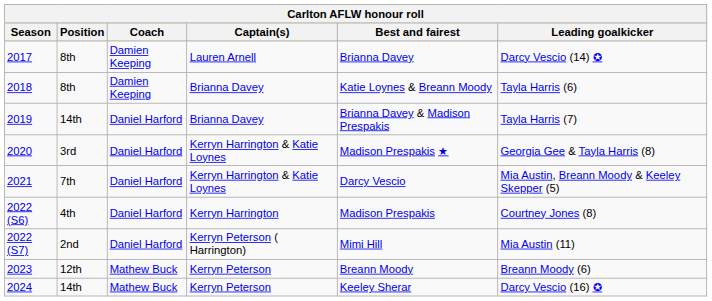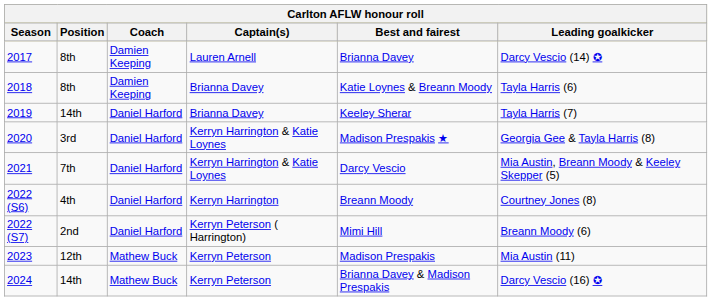(405, 119) Brianna Davey & Madison Prespakis -> (376, 113) Keeley Sherar
(387, 213) Madison Prespakis -> (376, 200) Breann Moody
(538, 244) Mia Austin (11) -> (546, 231) Breann Moody (6)
(376, 269) Breann Moody -> (387, 256) Madison Prespakis
(546, 269) Breann Moody (6) -> (538, 256) Mia Austin (11)
(376, 287) Keeley Sherar -> (405, 281) Brianna Davey & Madison Prespakis
